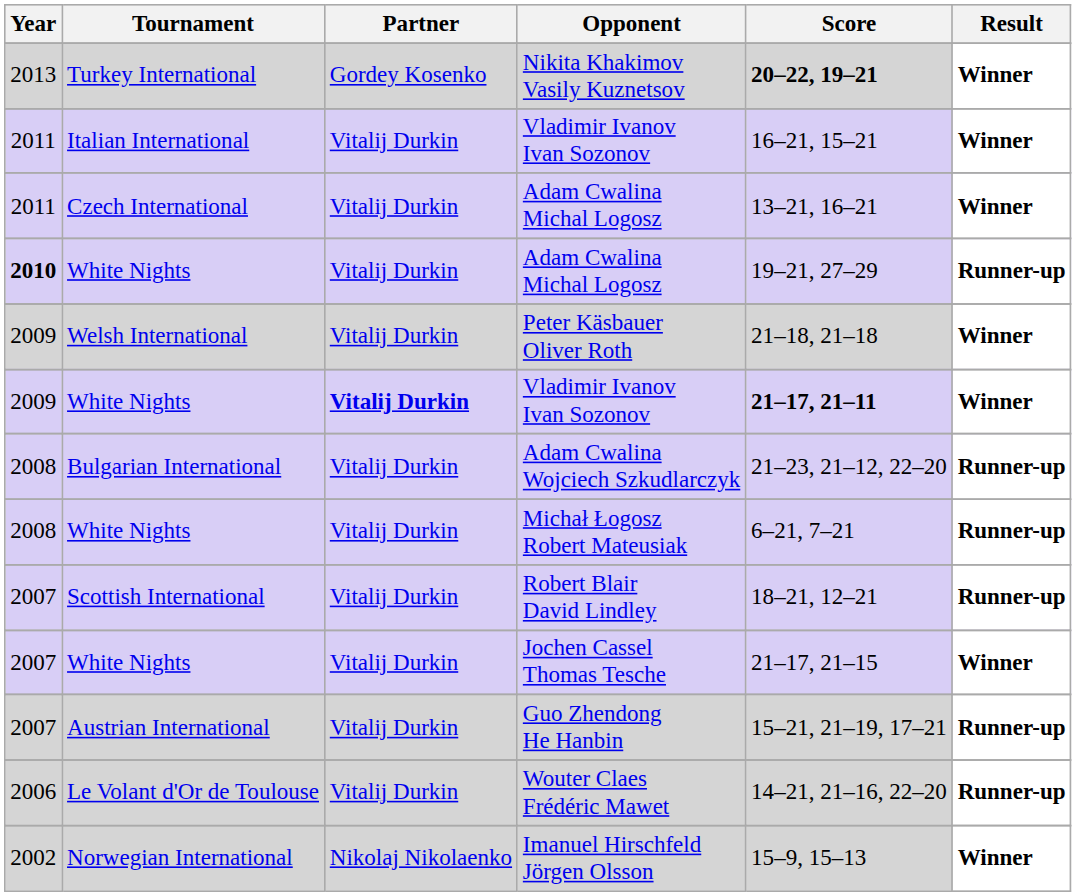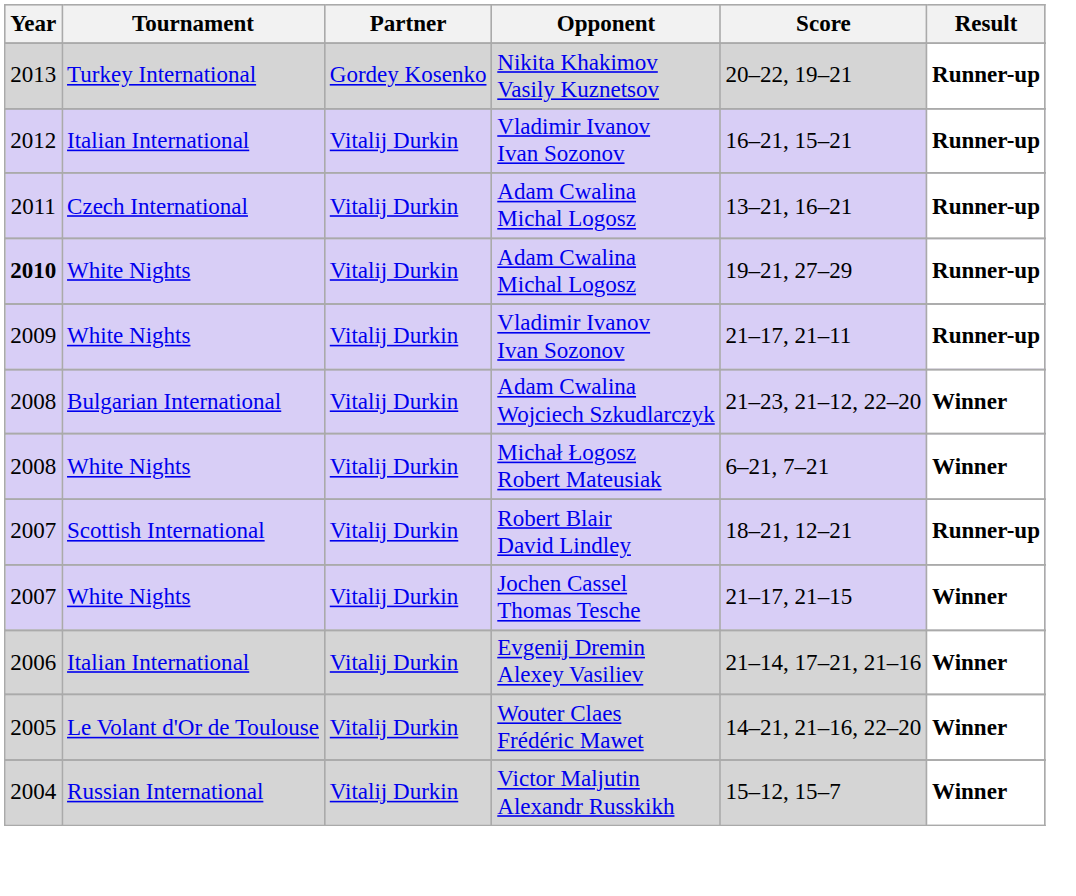(814, 75) bold -> (789, 75) normal
(995, 75) Winner -> (986, 75) Runner-up
(33, 140) 2011 -> (33, 140) 2012
(995, 140) Winner -> (986, 140) Runner-up
(995, 205) Winner -> (986, 205) Runner-up
- row: (157, 336)
(399, 401) bold -> (394, 336) normal
(814, 401) bold -> (788, 336) normal
(995, 401) Winner -> (986, 336) Runner-up
(1012, 466) Runner-up -> (970, 401) Winner
(1012, 531) Runner-up -> (970, 466) Winner
- row: (168, 727)
+ row: (158, 662)
(33, 792) 2006 -> (33, 727) 2005
(1012, 792) Runner-up -> (970, 727) Winner
+ row: (165, 792)
- row: (180, 857)
